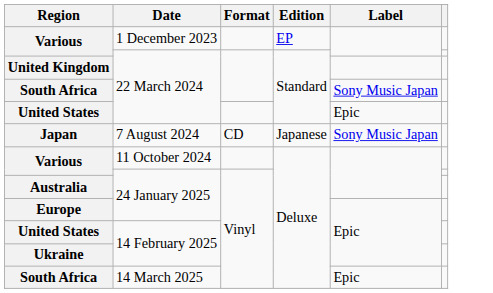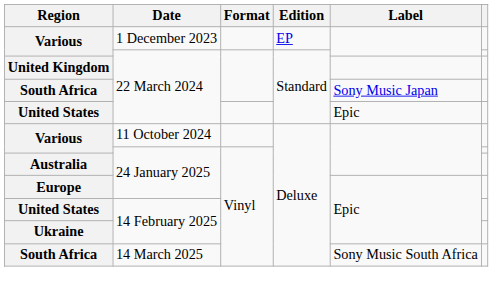- row: (59, 135)
(346, 277) Epic -> (406, 254) Sony Music South Africa
